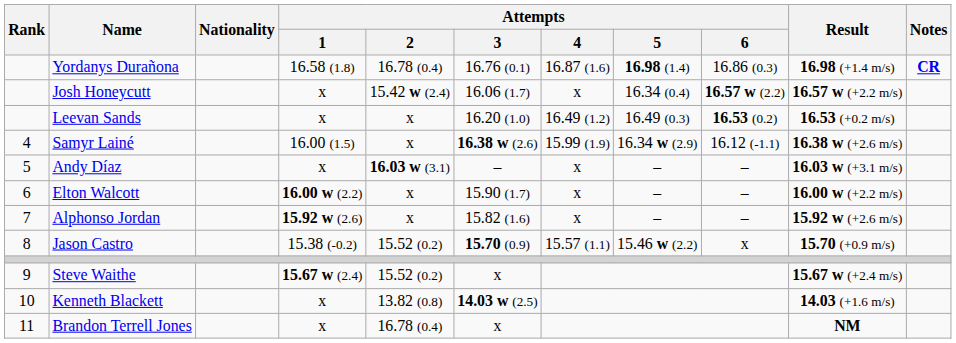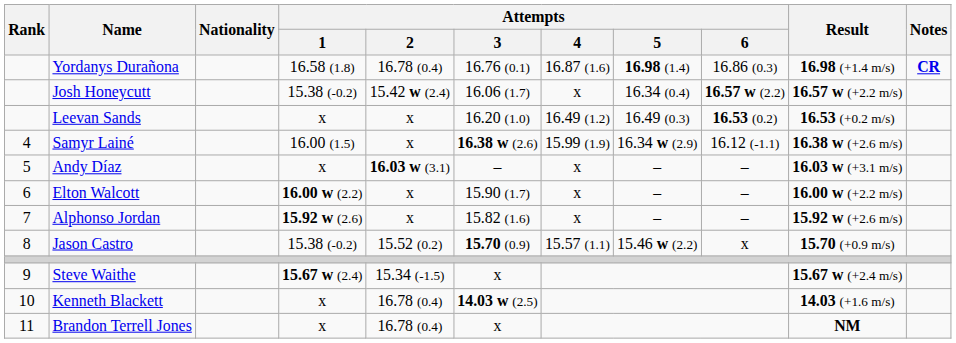(322, 92) x -> (322, 92) 15.38 (-0.2)
(410, 275) 15.52 (0.2) -> (410, 275) 15.34 (-1.5)
(410, 300) 13.82 (0.8) -> (410, 300) 16.78 (0.4)
